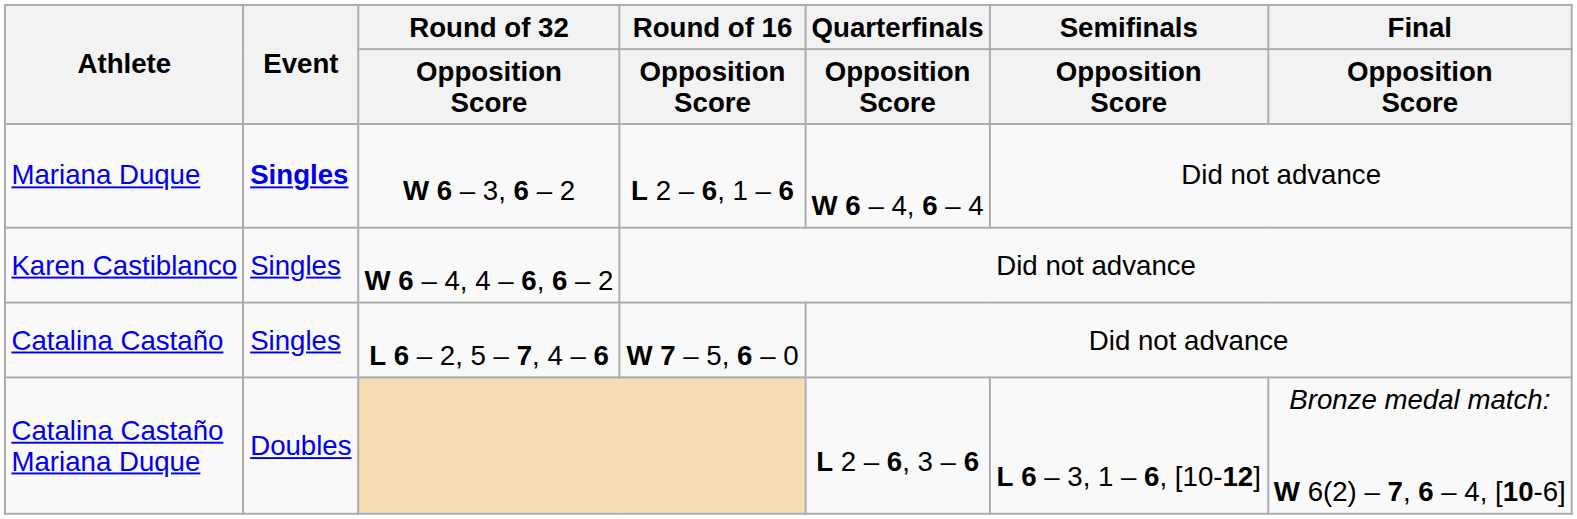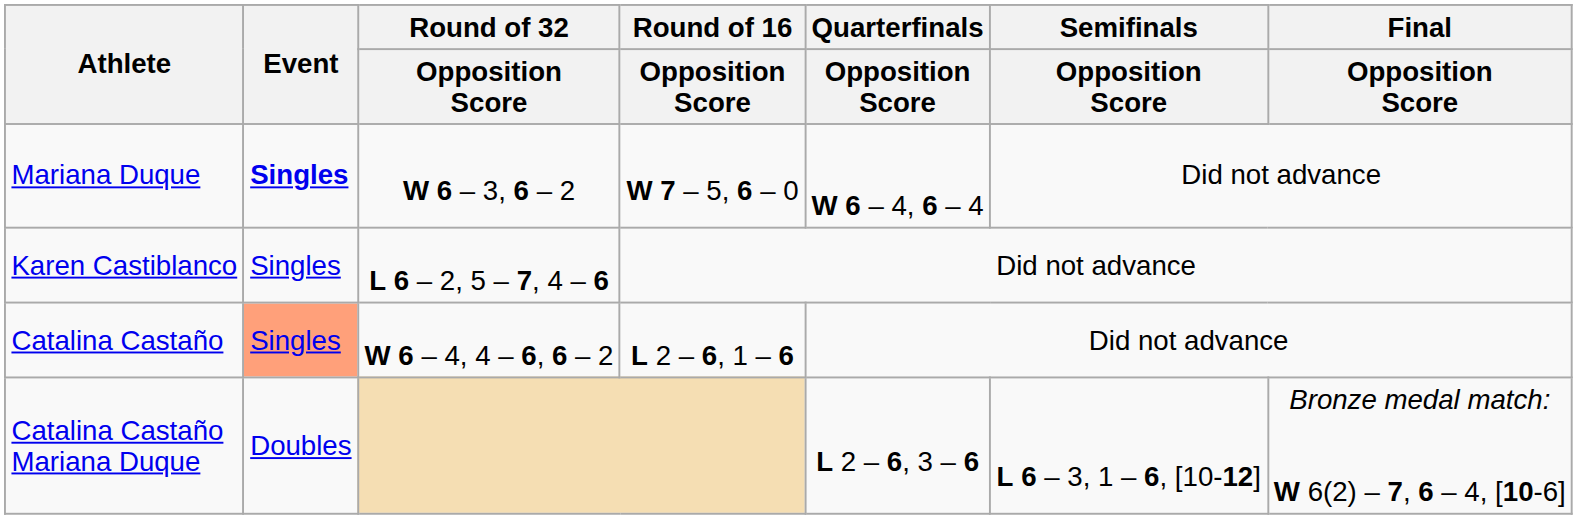(713, 191) L 2 – 6, 1 – 6 -> (713, 191) W 7 – 5, 6 – 0
(489, 281) W 6 – 4, 4 – 6, 6 – 2 -> (489, 281) L 6 – 2, 5 – 7, 4 – 6
(295, 340) no background -> (295, 340) lightsalmon background
(489, 356) L 6 – 2, 5 – 7, 4 – 6 -> (489, 356) W 6 – 4, 4 – 6, 6 – 2
(713, 356) W 7 – 5, 6 – 0 -> (713, 356) L 2 – 6, 1 – 6
